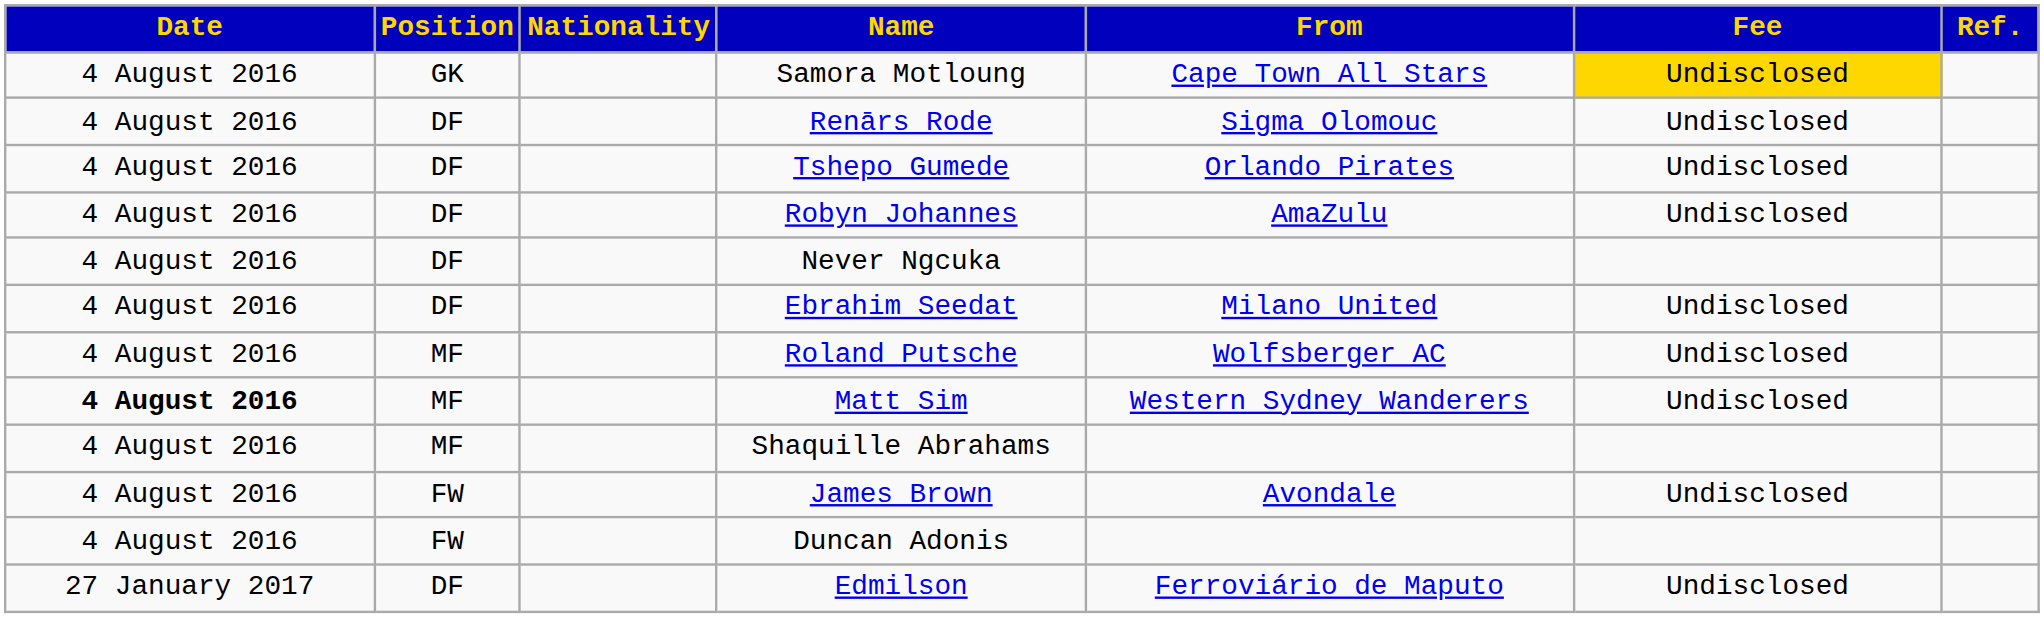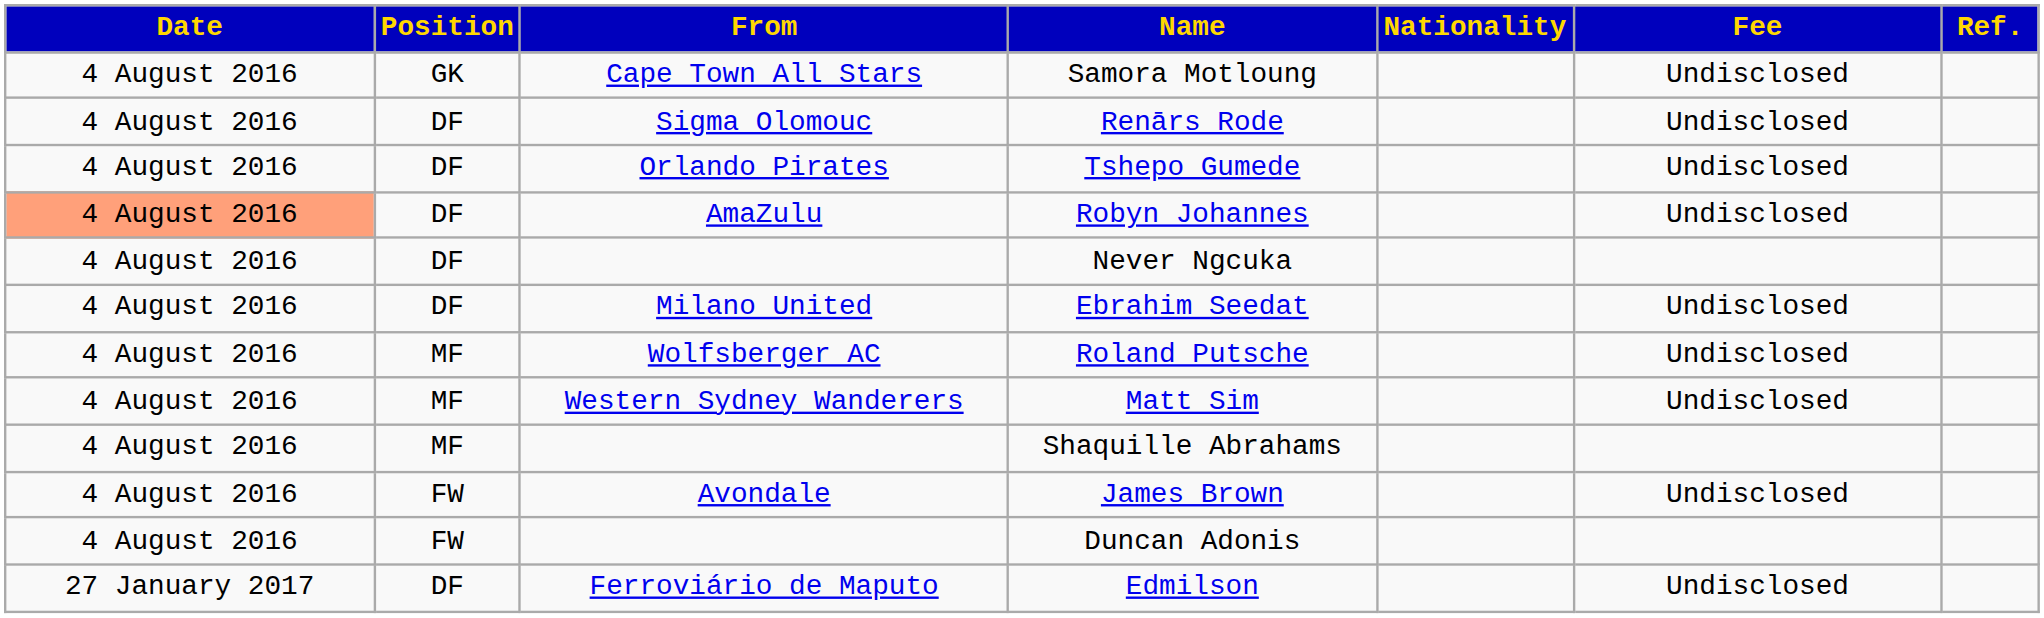columns swapped: (619, 28) <-> (1329, 28)
(1758, 75) gold background -> (1758, 75) no background
(190, 215) no background -> (190, 215) lightsalmon background
(190, 401) bold -> (190, 401) normal
